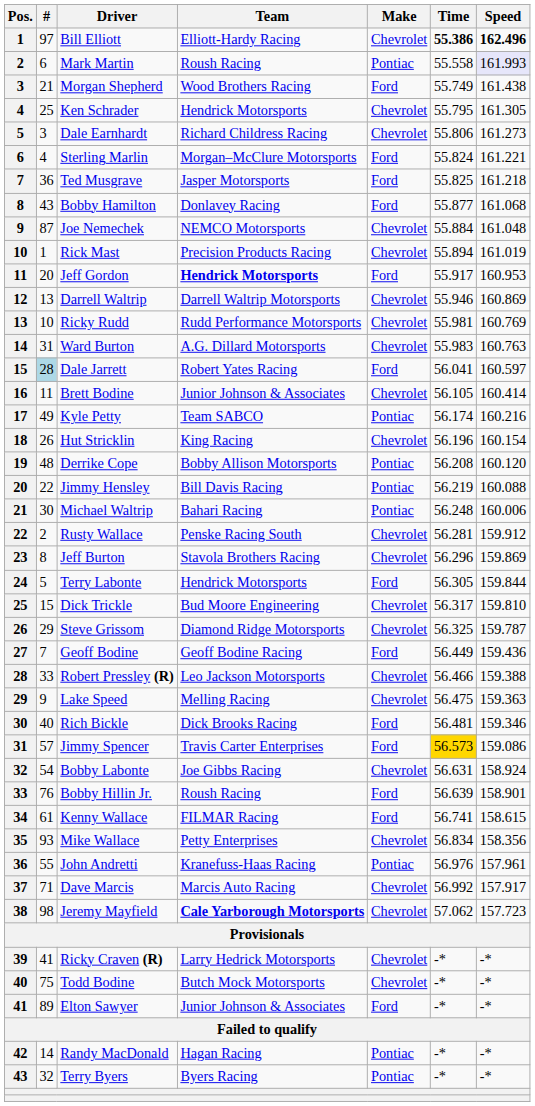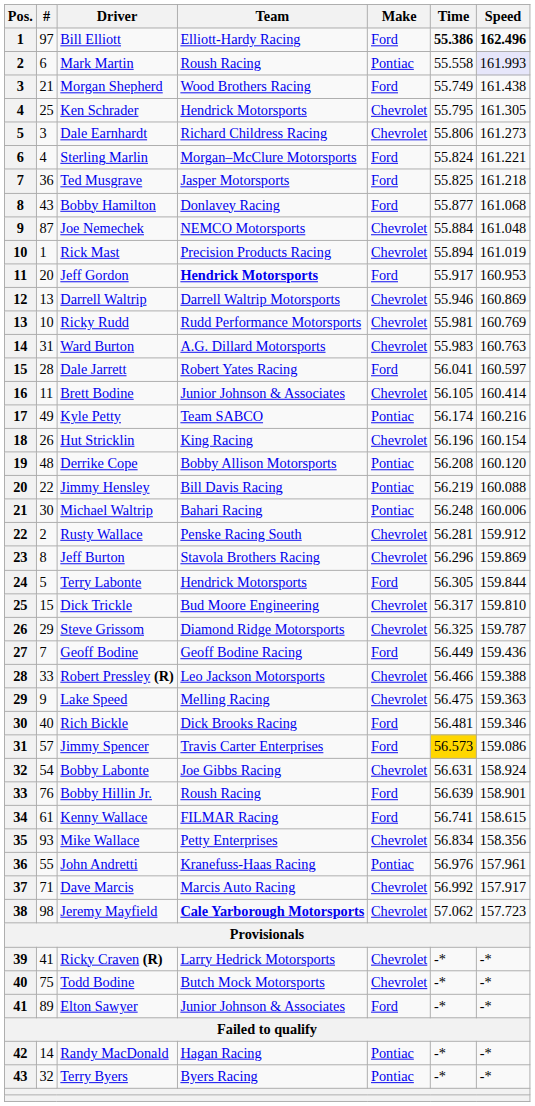(399, 40) Chevrolet -> (385, 40) Ford
(47, 369) lightblue background -> (47, 369) no background
